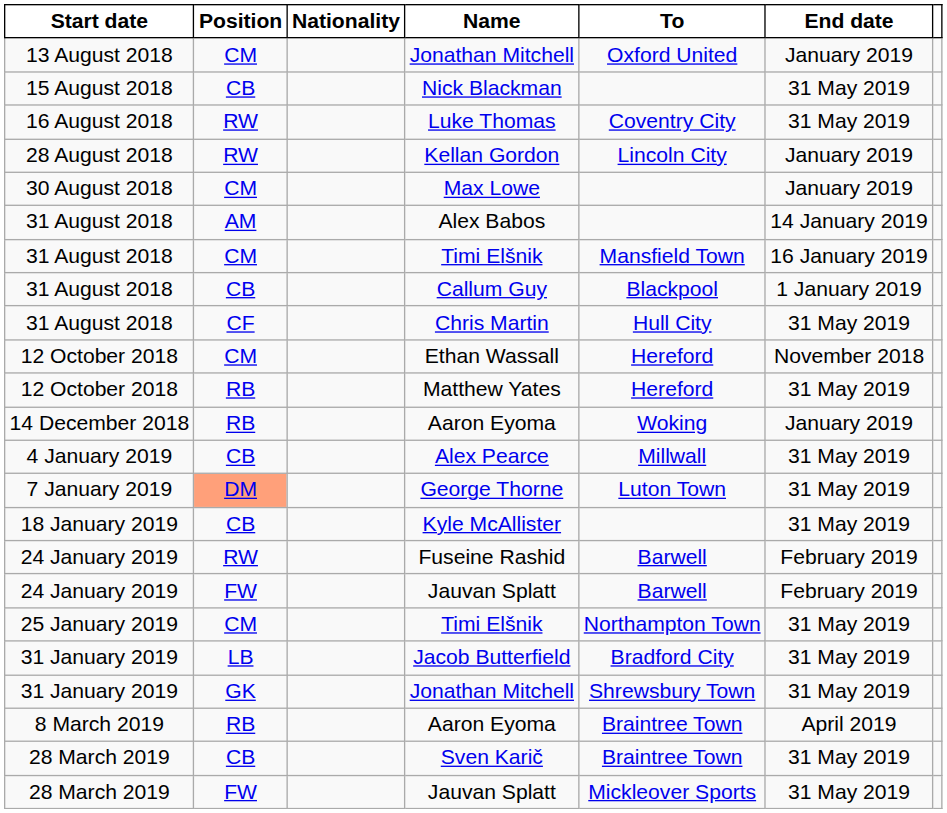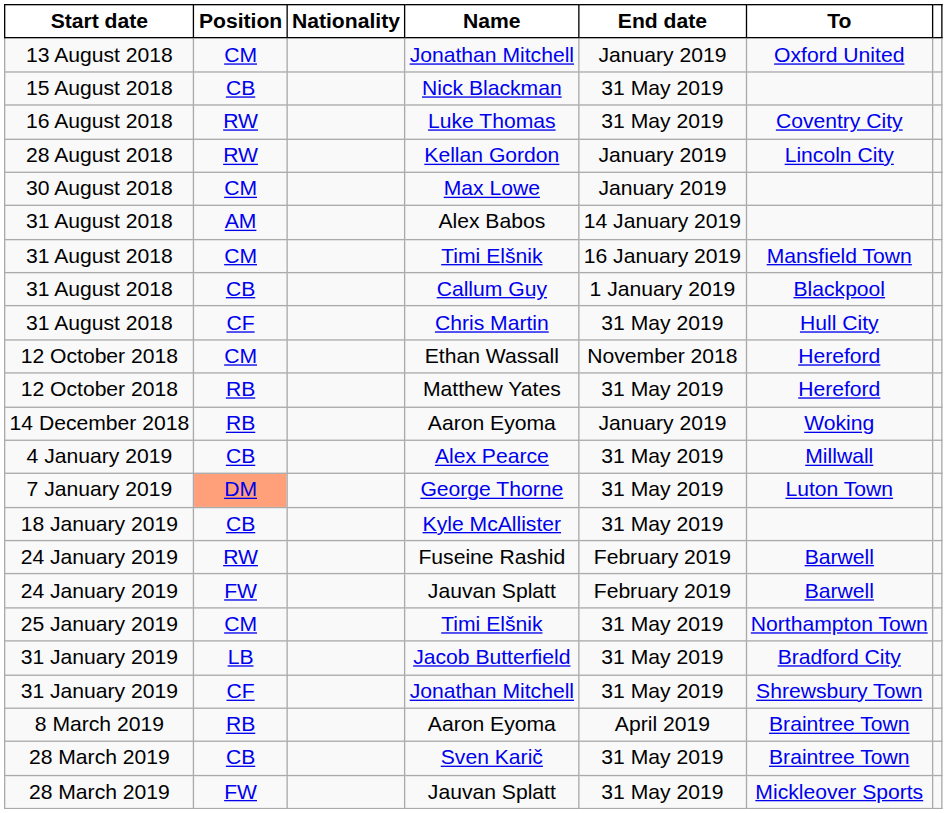columns swapped: (672, 21) <-> (849, 21)
(241, 691) GK -> (241, 691) CF
